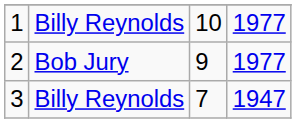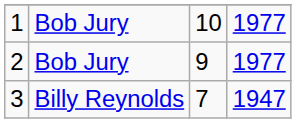(109, 23) Billy Reynolds -> (82, 23) Bob Jury
